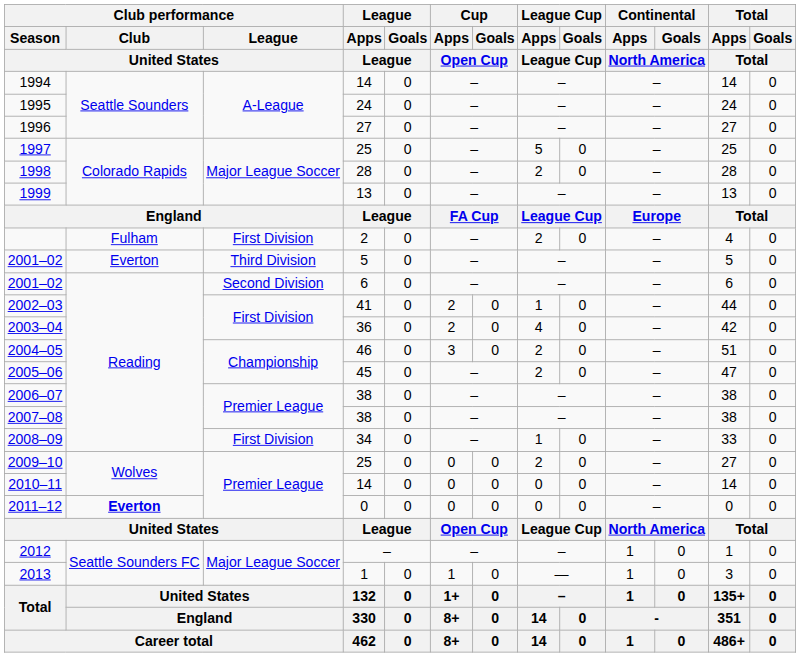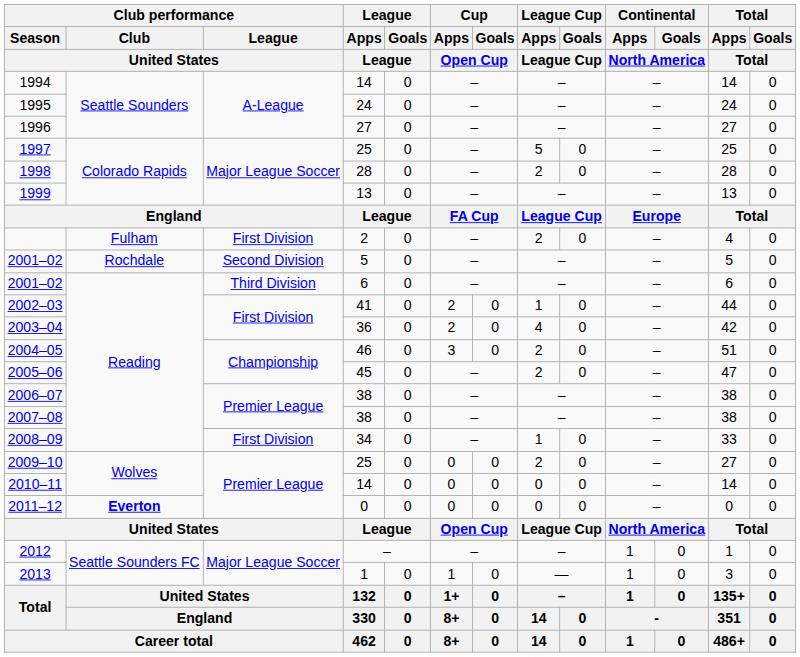(134, 261) Everton -> (134, 261) Rochdale
(273, 261) Third Division -> (273, 261) Second Division
(273, 283) Second Division -> (273, 283) Third Division
